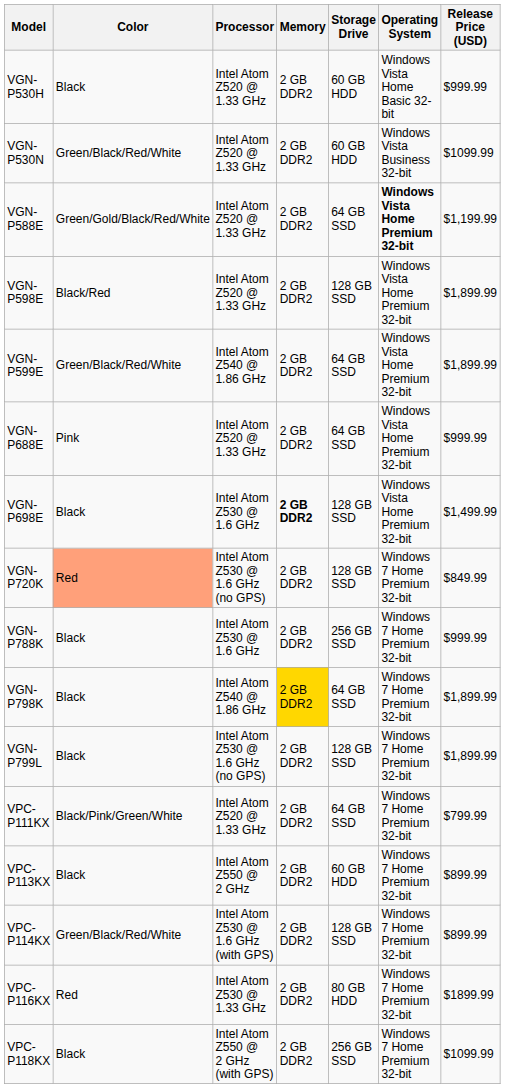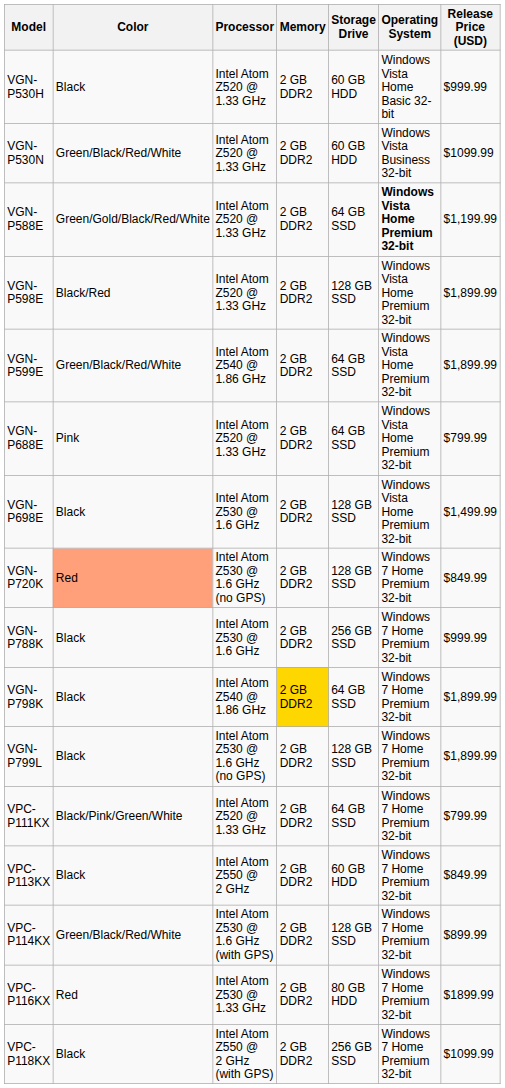(465, 438) $999.99 -> (465, 438) $799.99
(296, 511) bold -> (296, 511) normal
(465, 875) $899.99 -> (465, 875) $849.99
